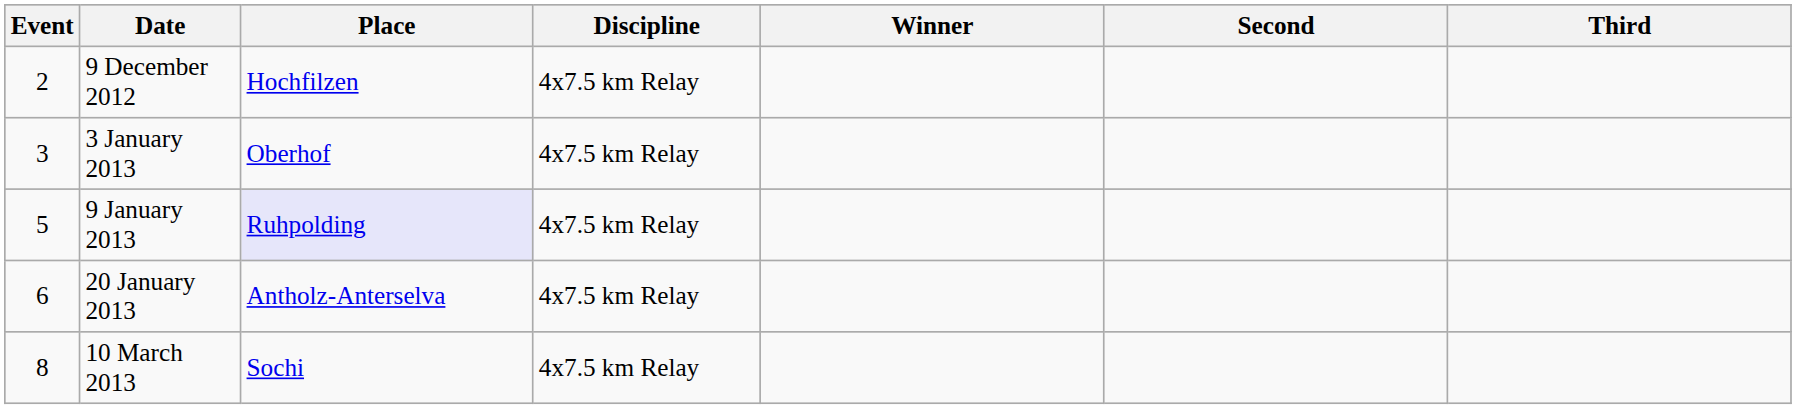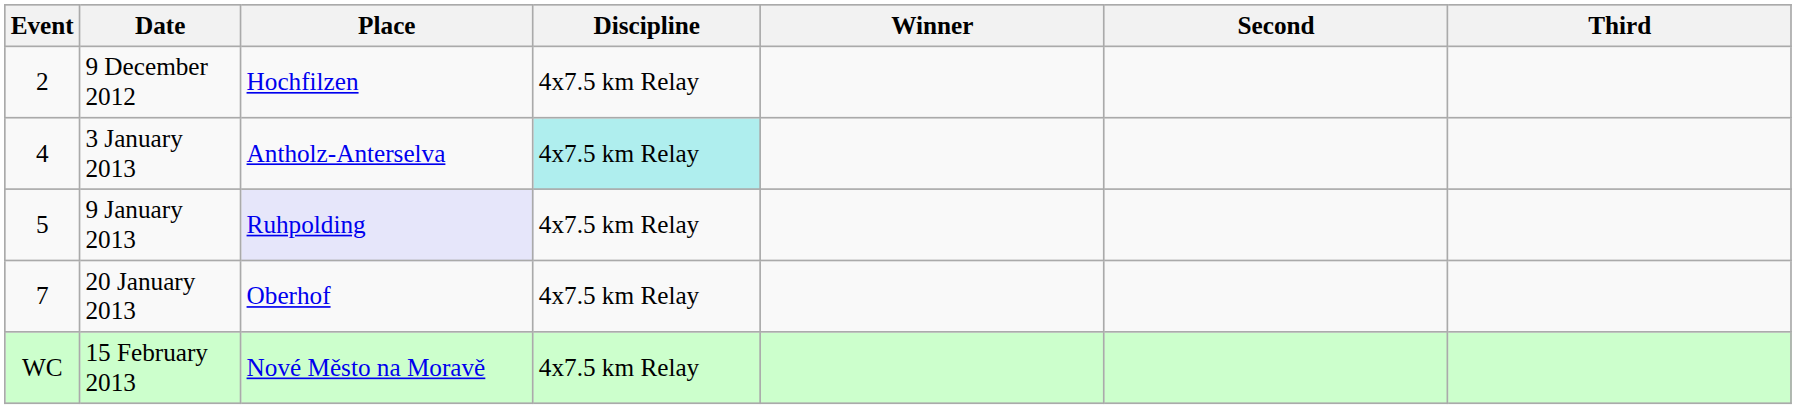(42, 153) 3 -> (42, 153) 4
(289, 153) Oberhof -> (346, 153) Antholz-Anterselva
(619, 153) no background -> (619, 153) paleturquoise background
(42, 296) 6 -> (42, 296) 7
(346, 296) Antholz-Anterselva -> (289, 296) Oberhof
+ row: (147, 367)
- row: (134, 367)
